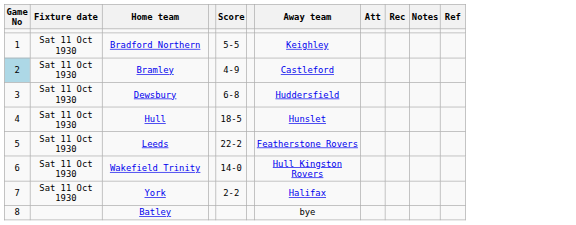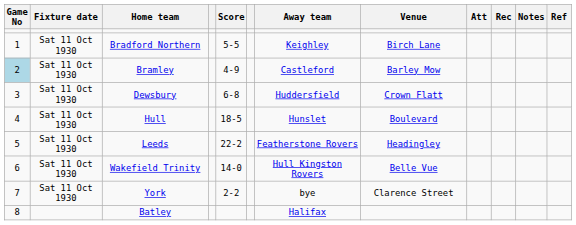+ column: (414, 17)
(307, 193) Halifax -> (307, 193) bye
(307, 213) bye -> (307, 213) Halifax
